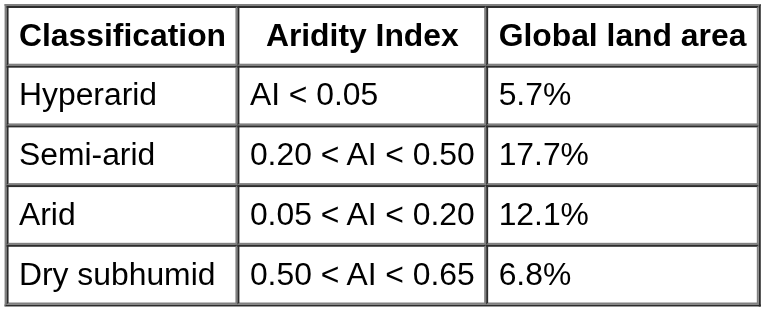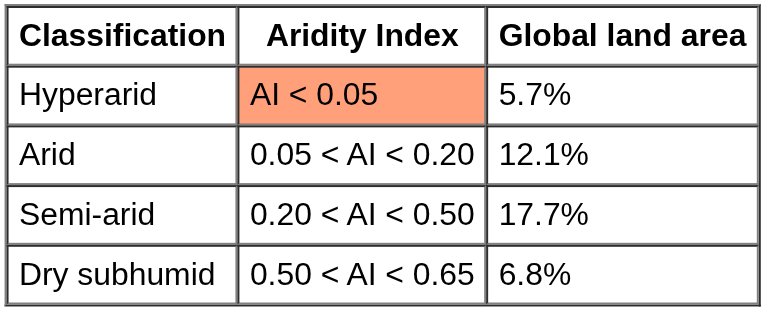(314, 95) no background -> (314, 95) lightsalmon background
rows swapped: (47, 214) <-> (87, 154)
